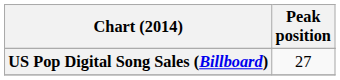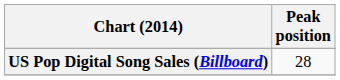(303, 61) 27 -> (303, 61) 28
